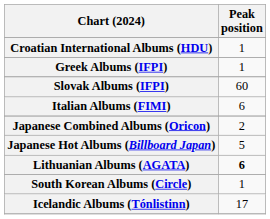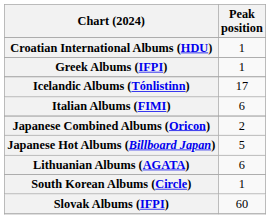rows swapped: (111, 203) <-> (111, 86)
(242, 164) bold -> (242, 164) normal
